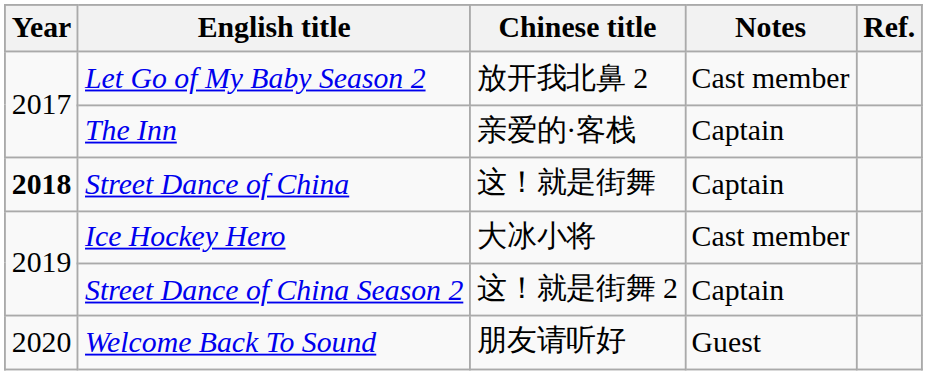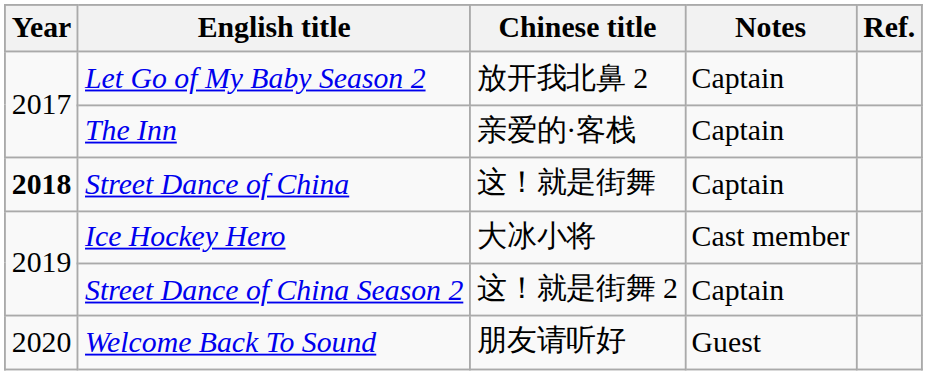(771, 78) Cast member -> (738, 78) Captain
